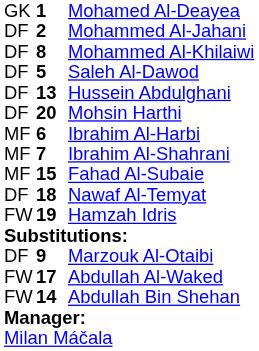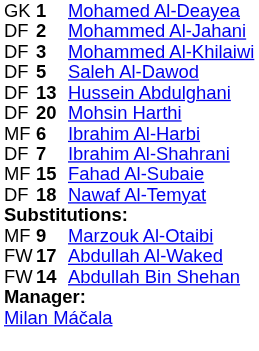(41, 51) 8 -> (41, 51) 3
(17, 154) MF -> (16, 154) DF
- row: (122, 215)
(16, 256) DF -> (17, 236) MF
